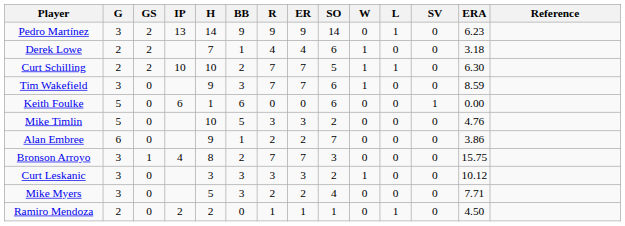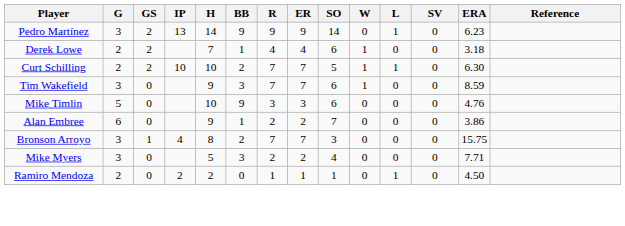- row: (54, 103)
(241, 121) 5 -> (241, 103) 9
(334, 121) 2 -> (334, 103) 6
- row: (54, 175)
